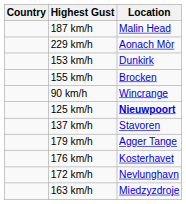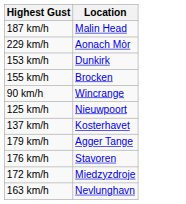- column: (26, 12)
(147, 110) bold -> (101, 110) normal
(140, 126) Stavoren -> (102, 126) Kosterhavet
(146, 158) Kosterhavet -> (96, 158) Stavoren
(149, 175) Nevlunghavn -> (105, 175) Miedzyzdroje
(149, 191) Miedzyzdroje -> (105, 191) Nevlunghavn
